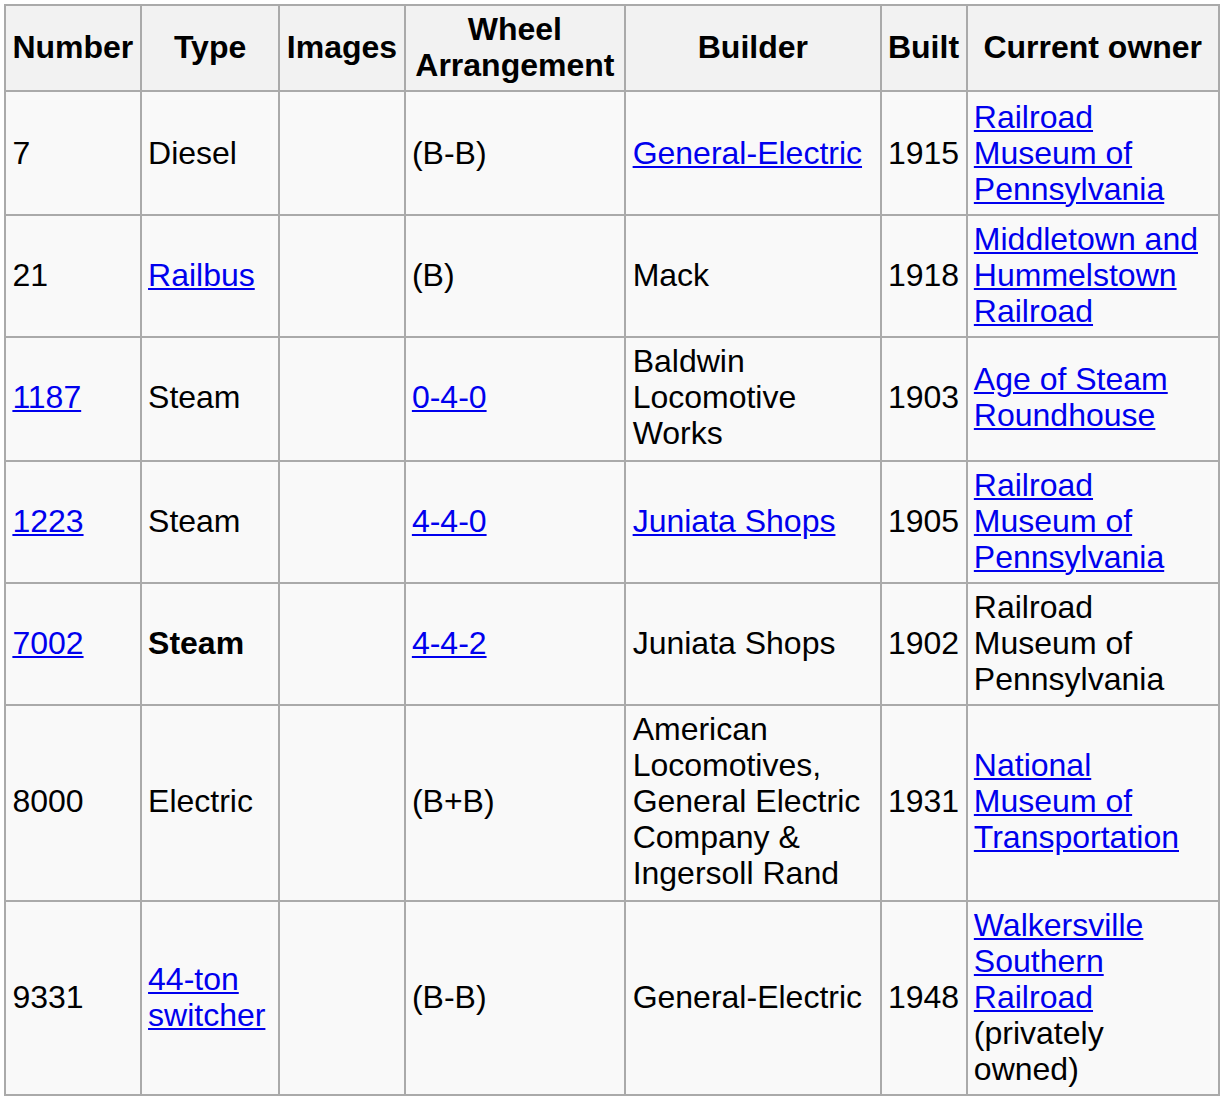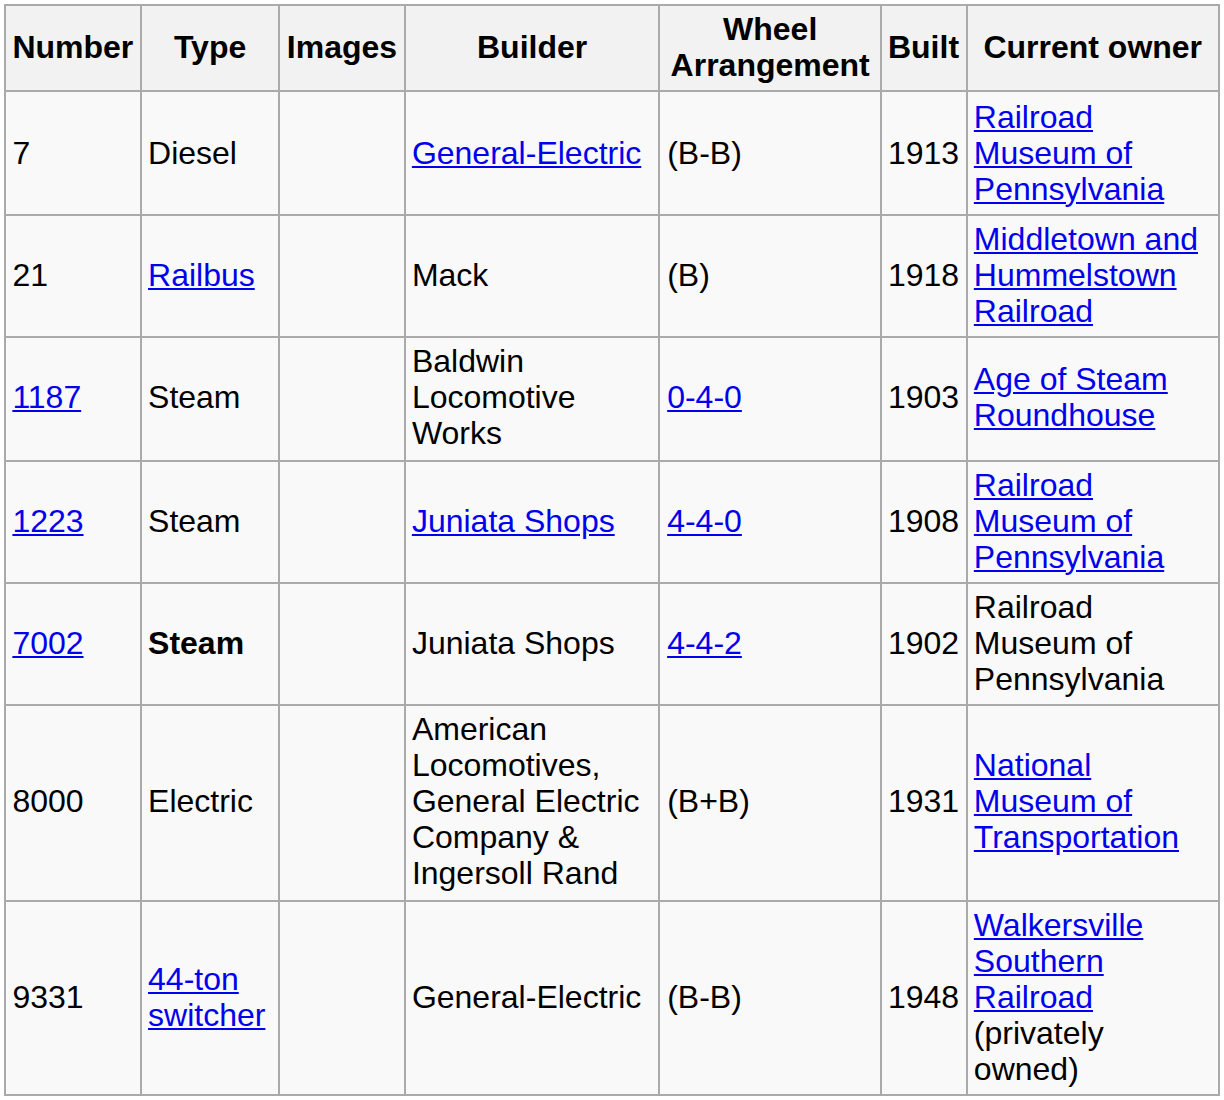columns swapped: (515, 47) <-> (753, 47)
(924, 152) 1915 -> (924, 152) 1913
(924, 520) 1905 -> (924, 520) 1908
